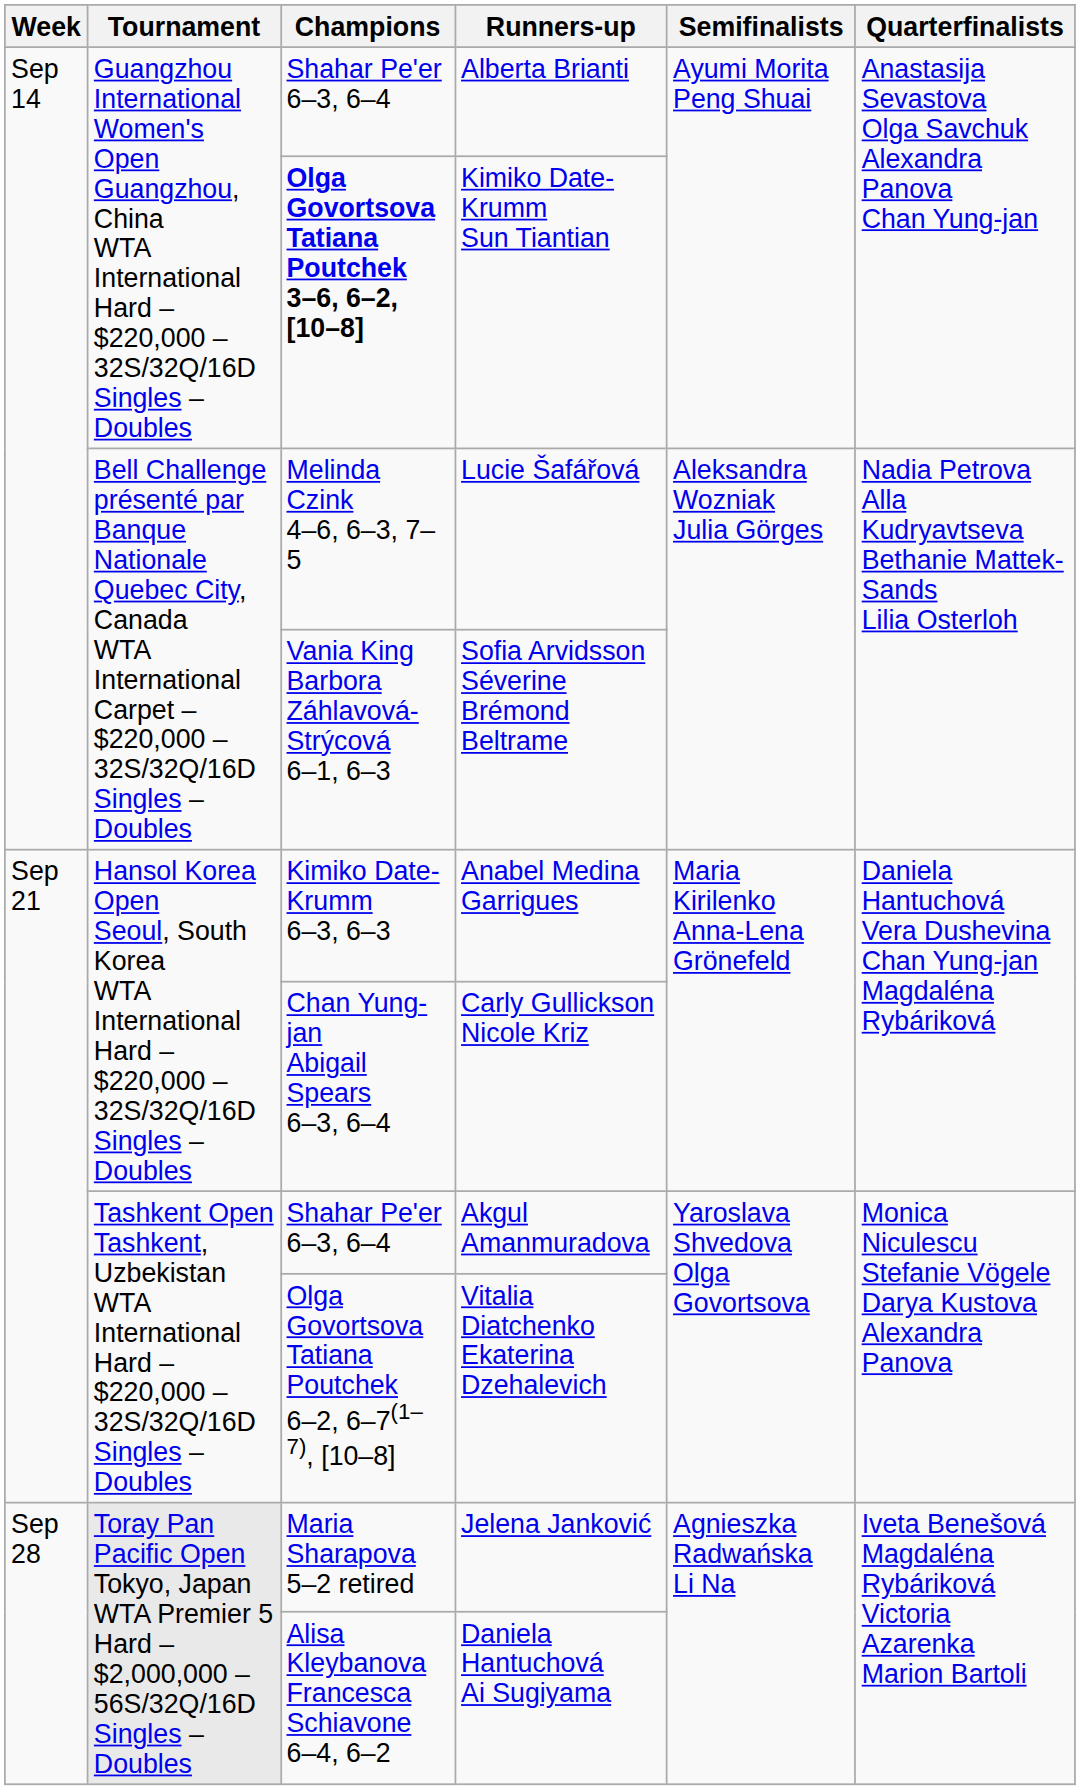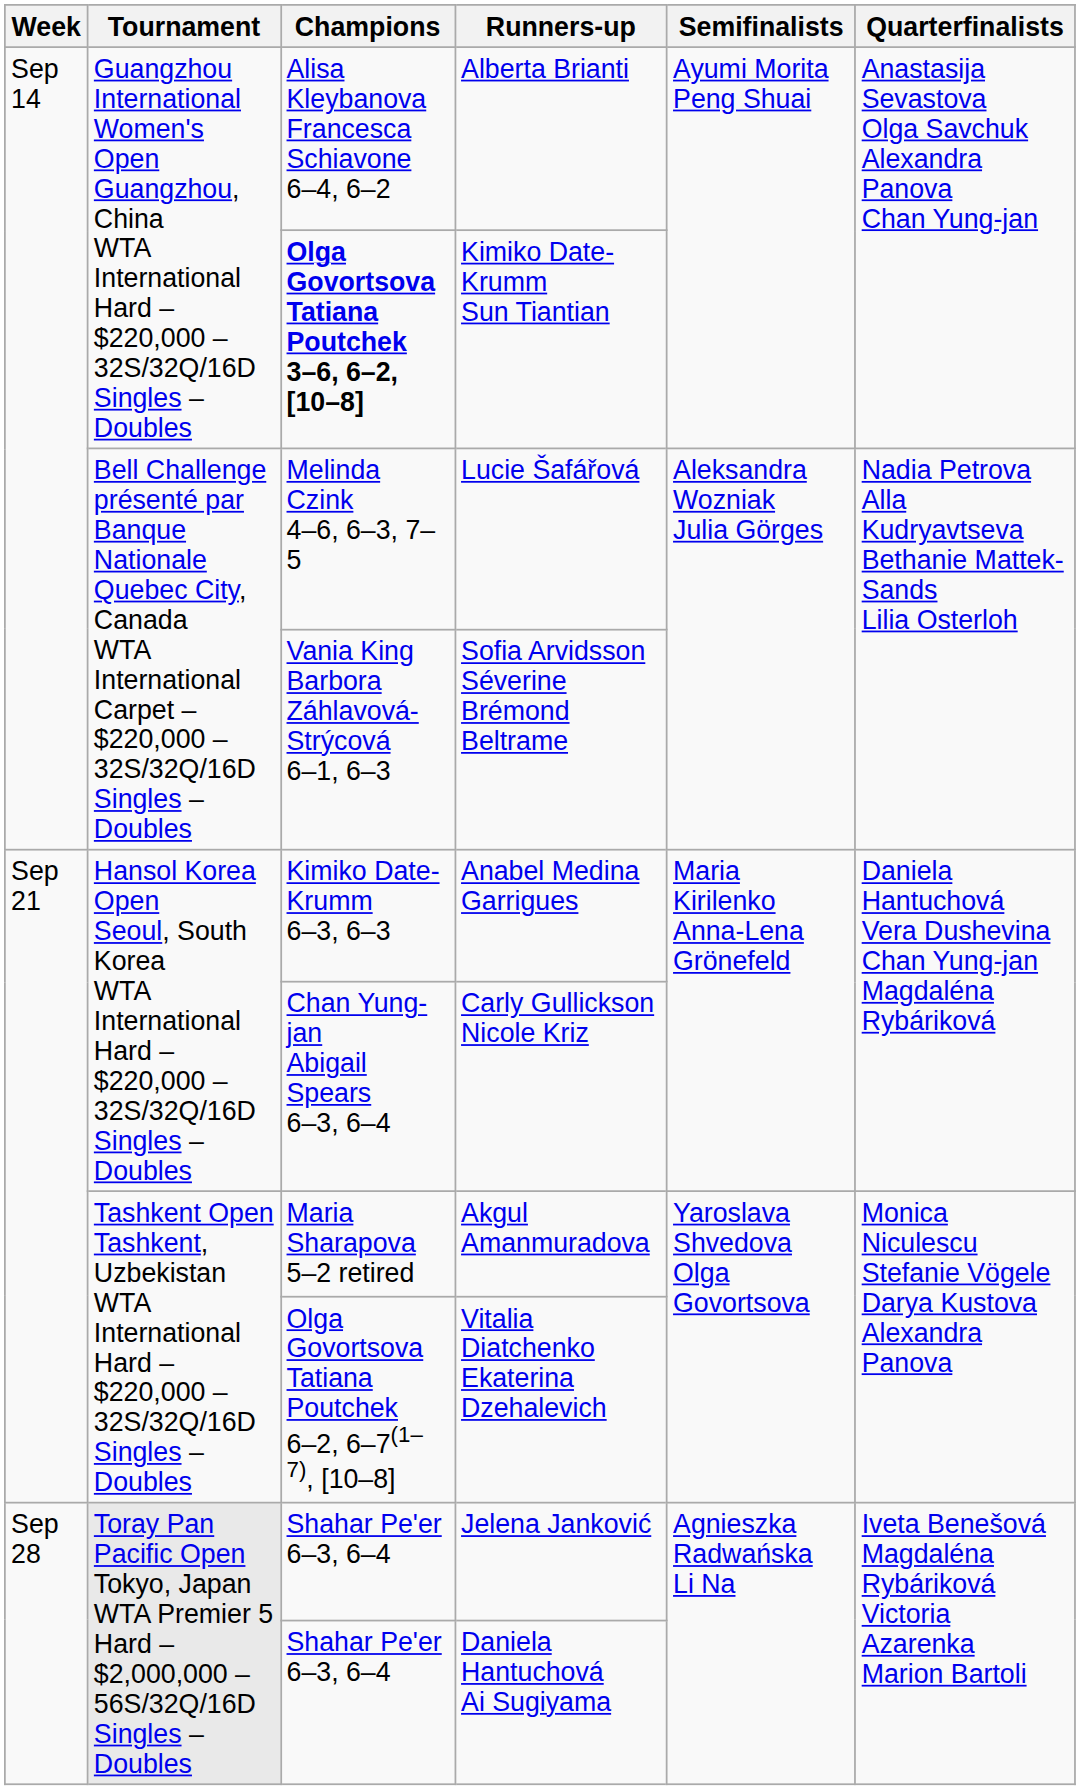(364, 84) Shahar Pe'er 6–3, 6–4 -> (356, 128) Alisa Kleybanova Francesca Schiavone 6–4, 6–2
(364, 1228) Shahar Pe'er 6–3, 6–4 -> (351, 1243) Maria Sharapova 5–2 retired
(351, 1554) Maria Sharapova 5–2 retired -> (364, 1540) Shahar Pe'er 6–3, 6–4
(356, 1693) Alisa Kleybanova Francesca Schiavone 6–4, 6–2 -> (364, 1656) Shahar Pe'er 6–3, 6–4
